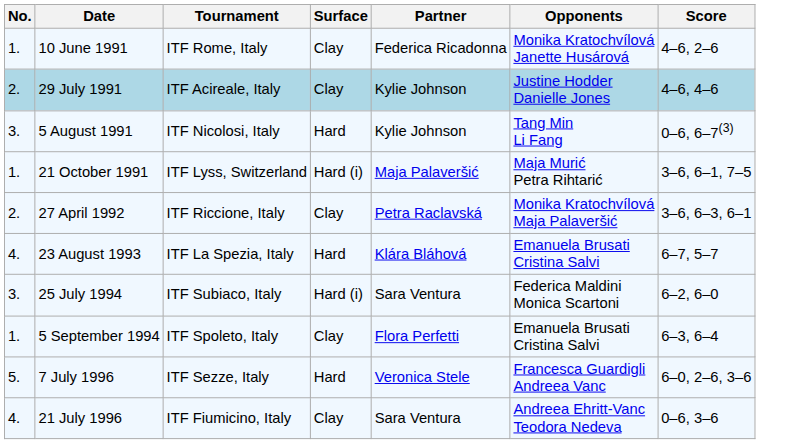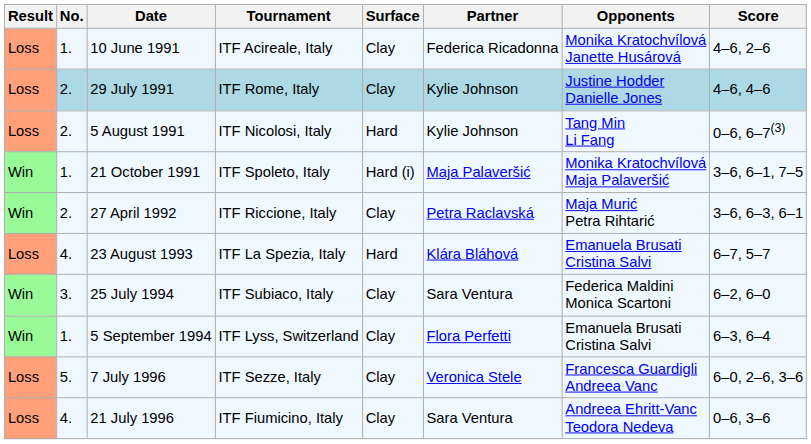+ column: (30, 15)
(217, 48) ITF Rome, Italy -> (275, 48) ITF Acireale, Italy
(224, 89) ITF Acireale, Italy -> (269, 89) ITF Rome, Italy
(14, 130) 3. -> (66, 130) 2.
(237, 171) ITF Lyss, Switzerland -> (274, 171) ITF Spoleto, Italy
(558, 171) Maja Murić Petra Rihtarić -> (636, 171) Monika Kratochvílová Maja Palaveršić
(584, 212) Monika Kratochvílová Maja Palaveršić -> (610, 212) Maja Murić Petra Rihtarić
(338, 294) Hard (i) -> (380, 294) Clay
(222, 335) ITF Spoleto, Italy -> (289, 335) ITF Lyss, Switzerland
(330, 376) Hard -> (380, 376) Clay
